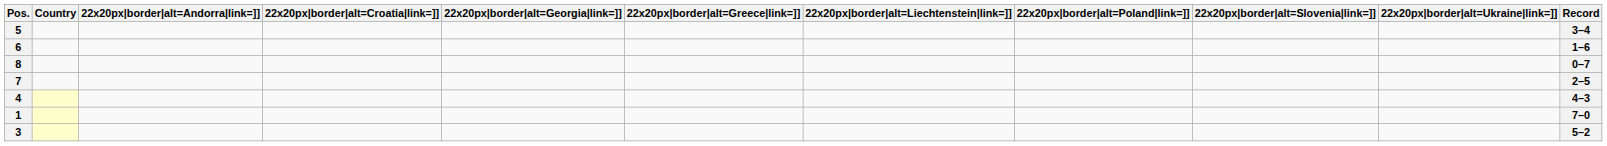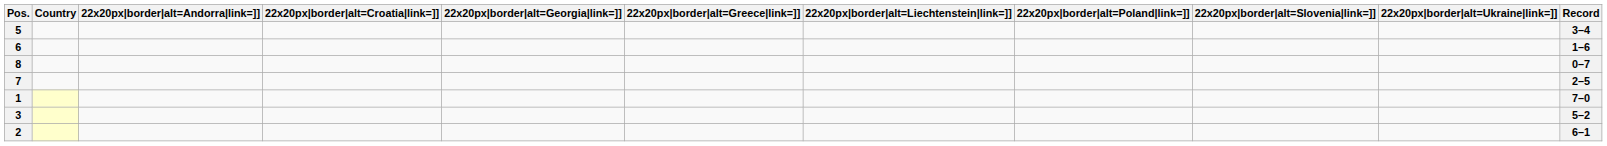- row: (18, 99)
+ row: (18, 133)
